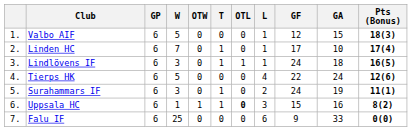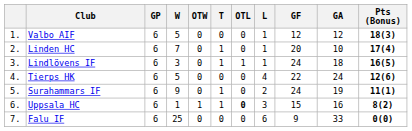(338, 35) 15 -> (338, 35) 12
(296, 49) 17 -> (296, 49) 20
(177, 91) 3 -> (177, 91) 9
